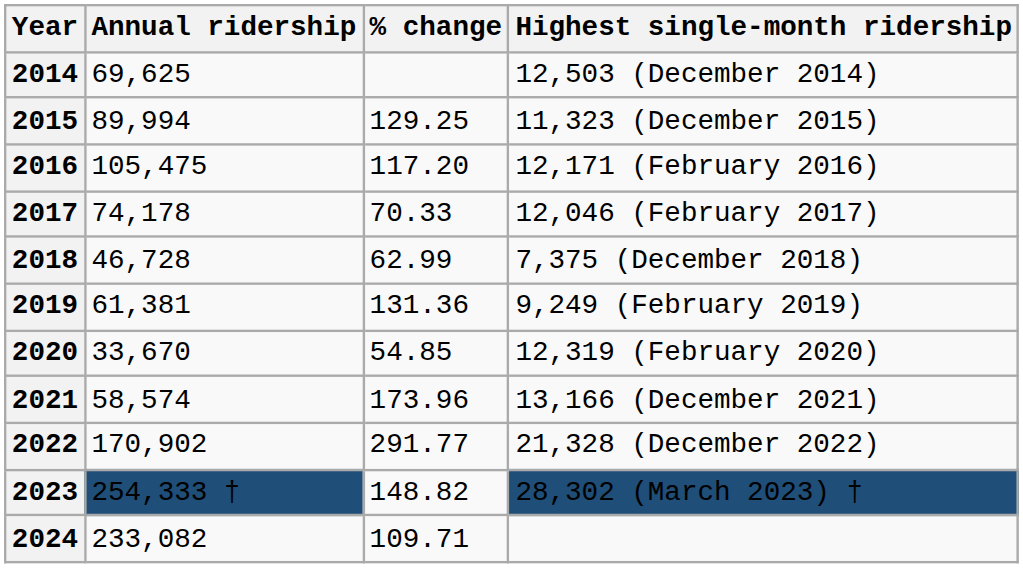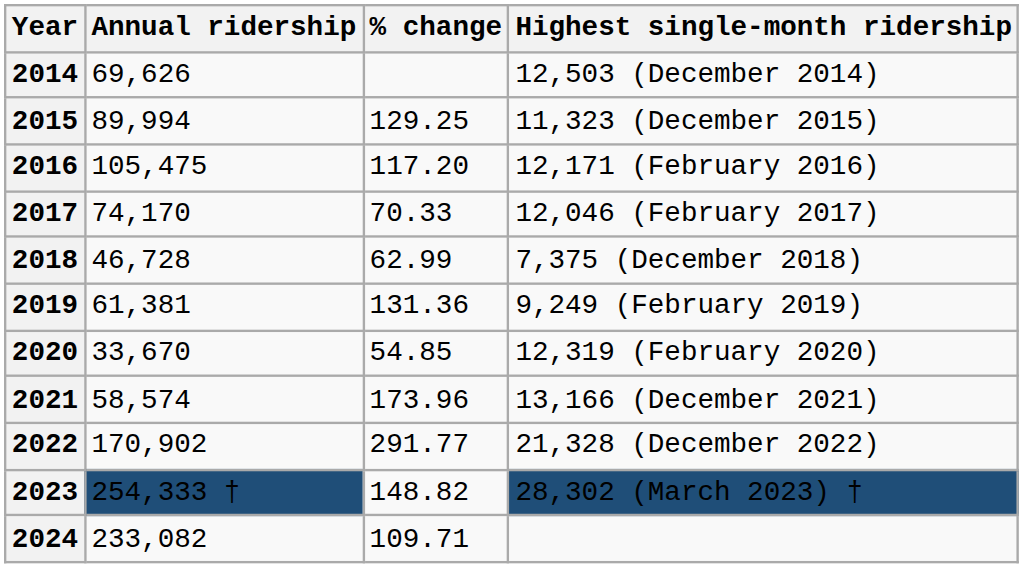(141, 74) 69,625 -> (141, 74) 69,626
(141, 214) 74,178 -> (141, 214) 74,170
